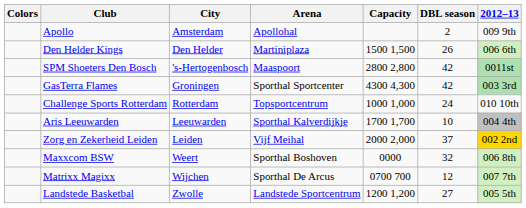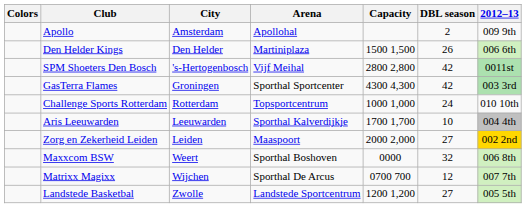(277, 68) Maaspoort -> (279, 68) Vijf Meihal
(279, 140) Vijf Meihal -> (277, 140) Maaspoort
(448, 140) 37 -> (448, 140) 27
